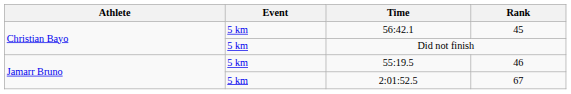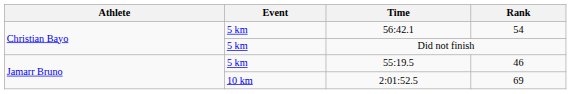(518, 30) 45 -> (518, 30) 54
(238, 80) 5 km -> (240, 80) 10 km
(518, 80) 67 -> (518, 80) 69
